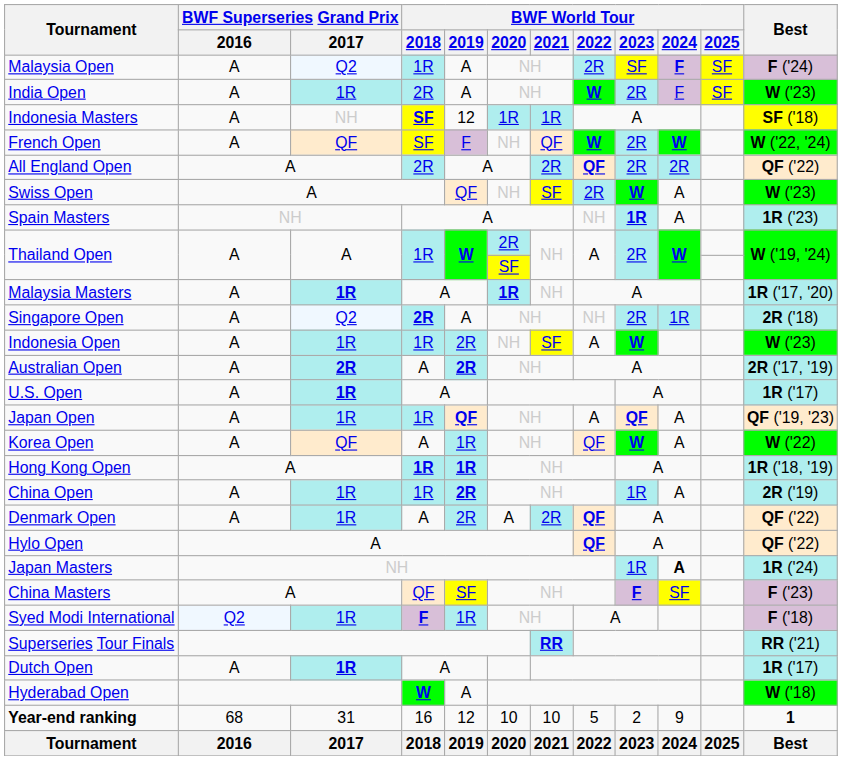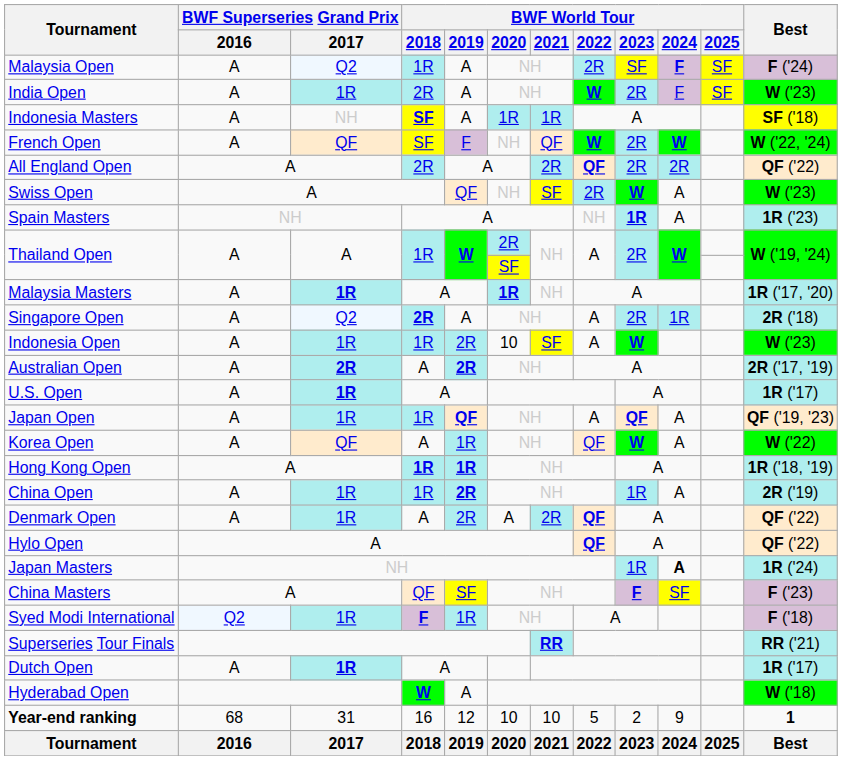(466, 118) 12 -> (466, 118) A
(594, 318) NH -> (594, 318) A
(509, 343) NH -> (509, 343) 10
